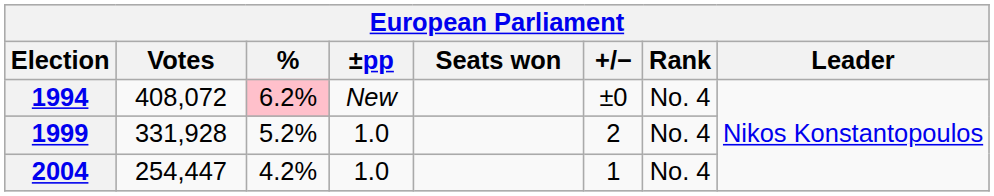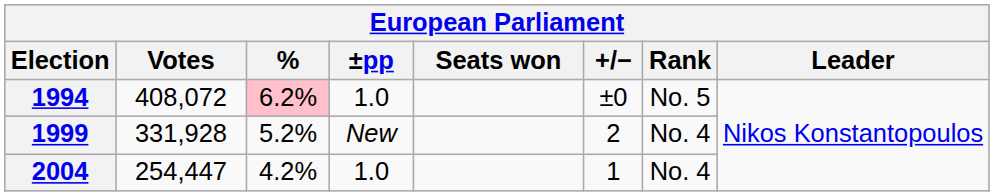(371, 97) New -> (371, 97) 1.0
(680, 97) No. 4 -> (680, 97) No. 5
(371, 134) 1.0 -> (371, 134) New
